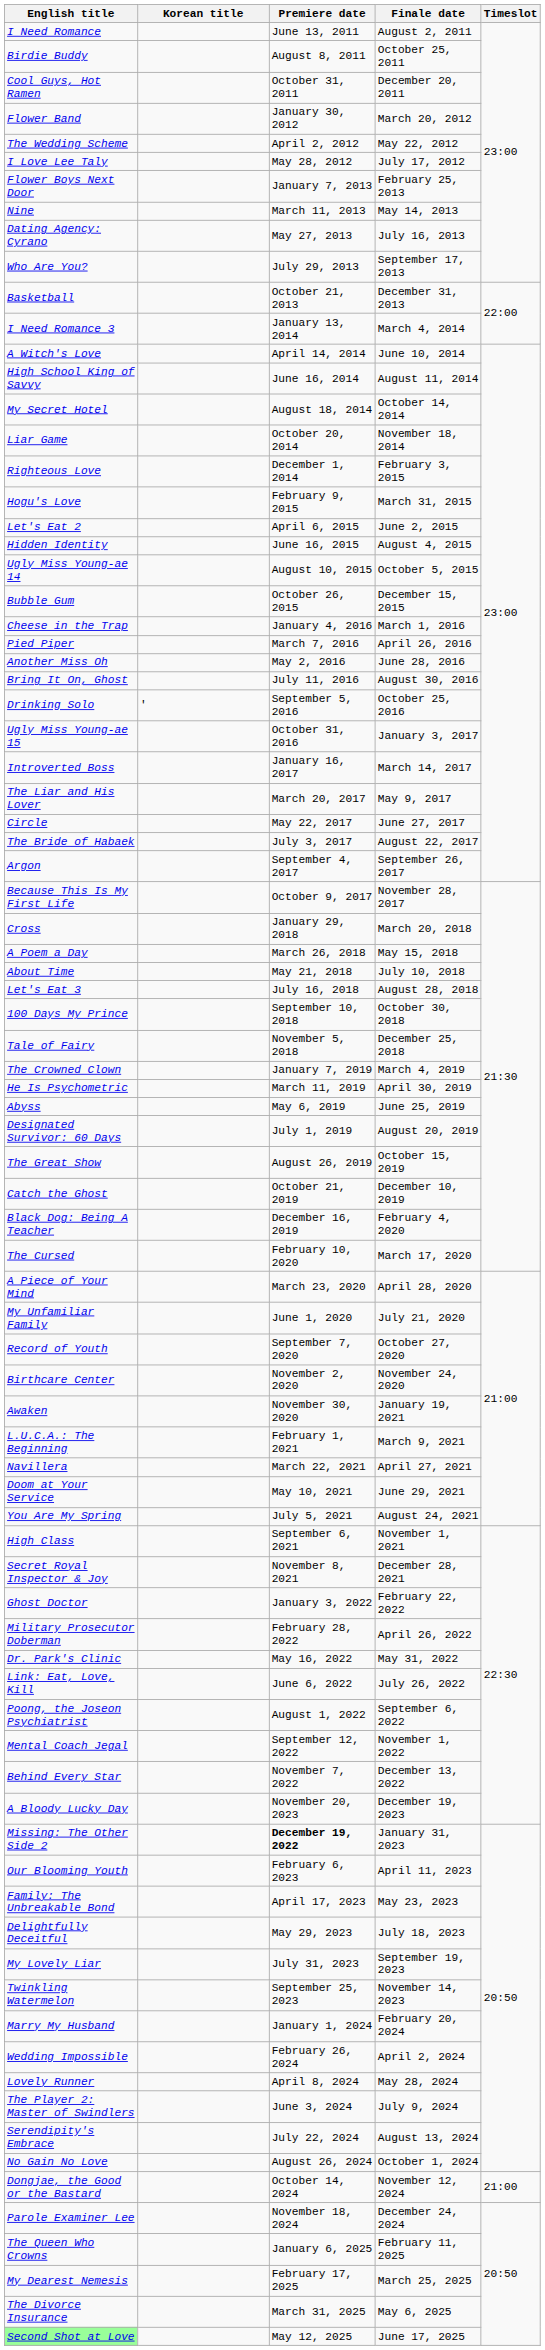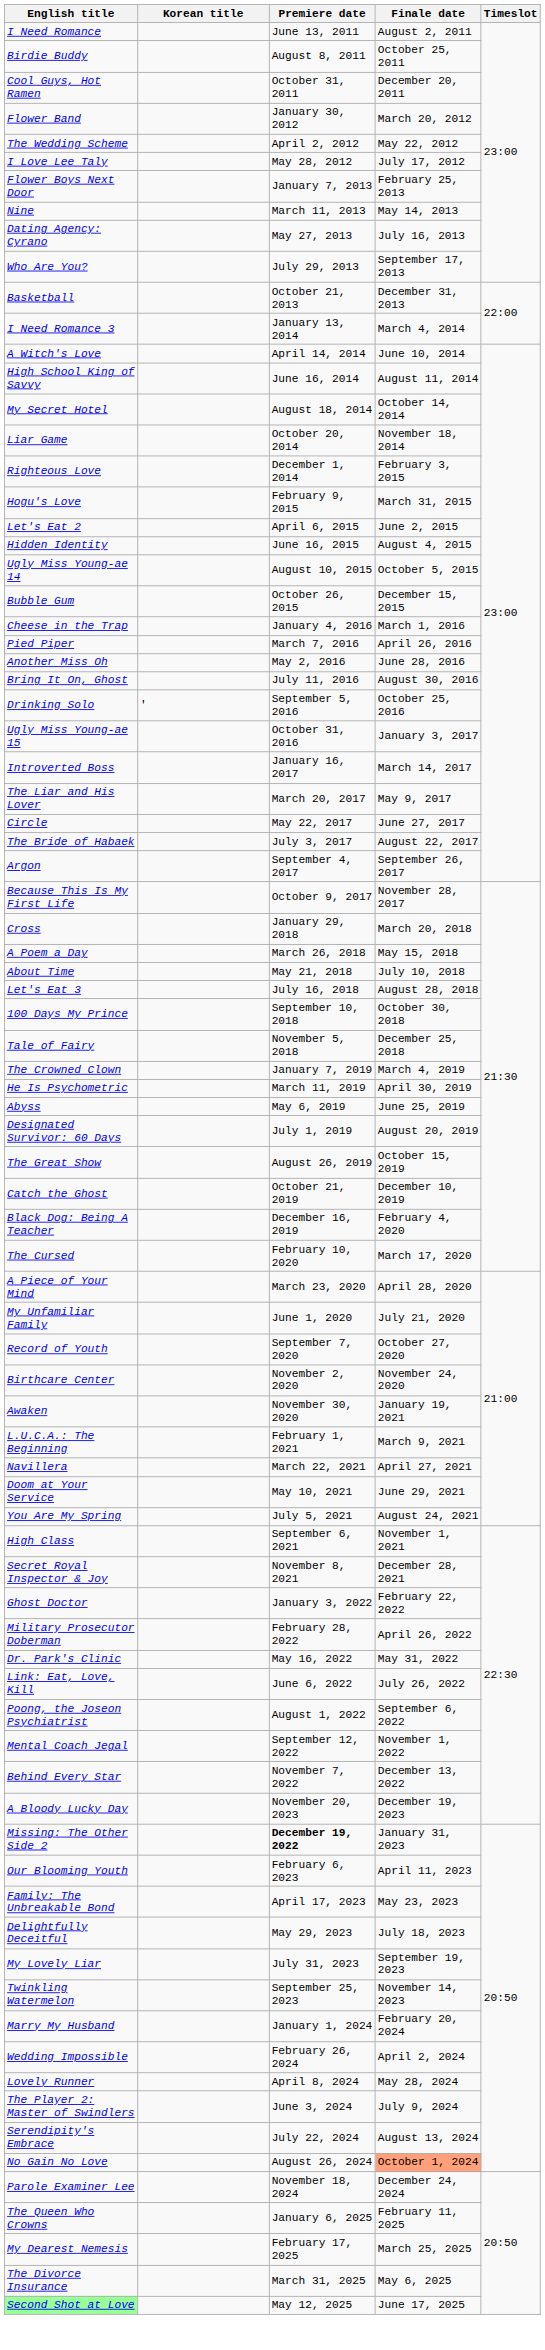(428, 2163) no background -> (428, 2163) lightsalmon background
- row: (64, 2187)
